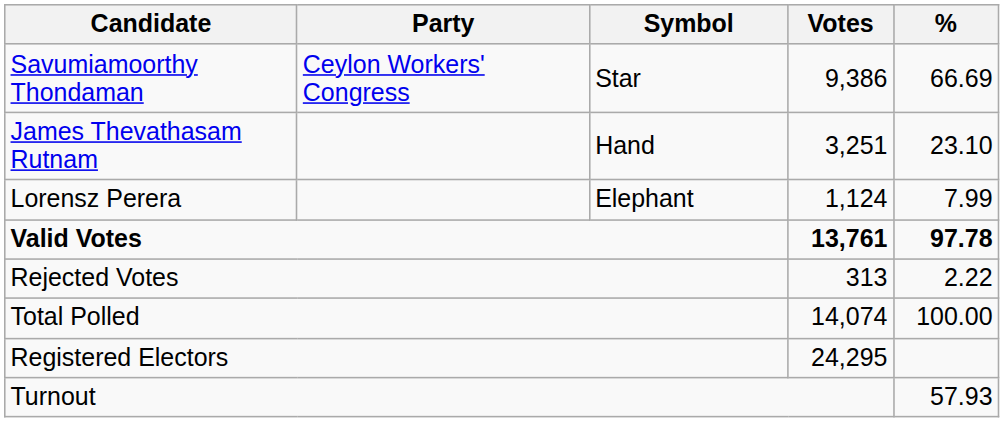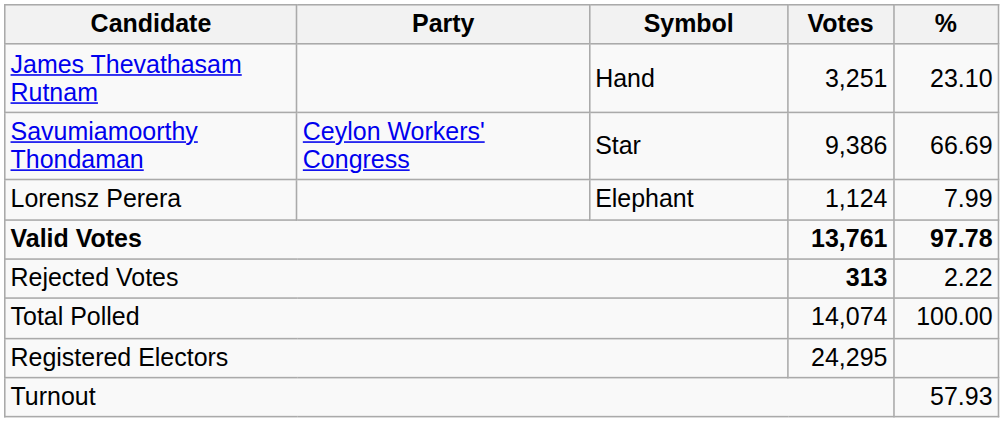rows swapped: (104, 77) <-> (126, 145)
(867, 278) normal -> (867, 278) bold
